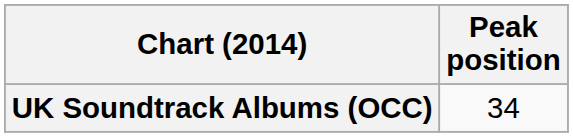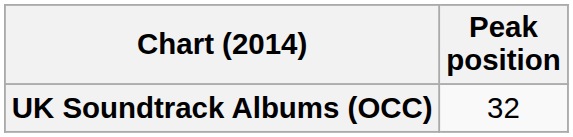(503, 107) 34 -> (503, 107) 32
